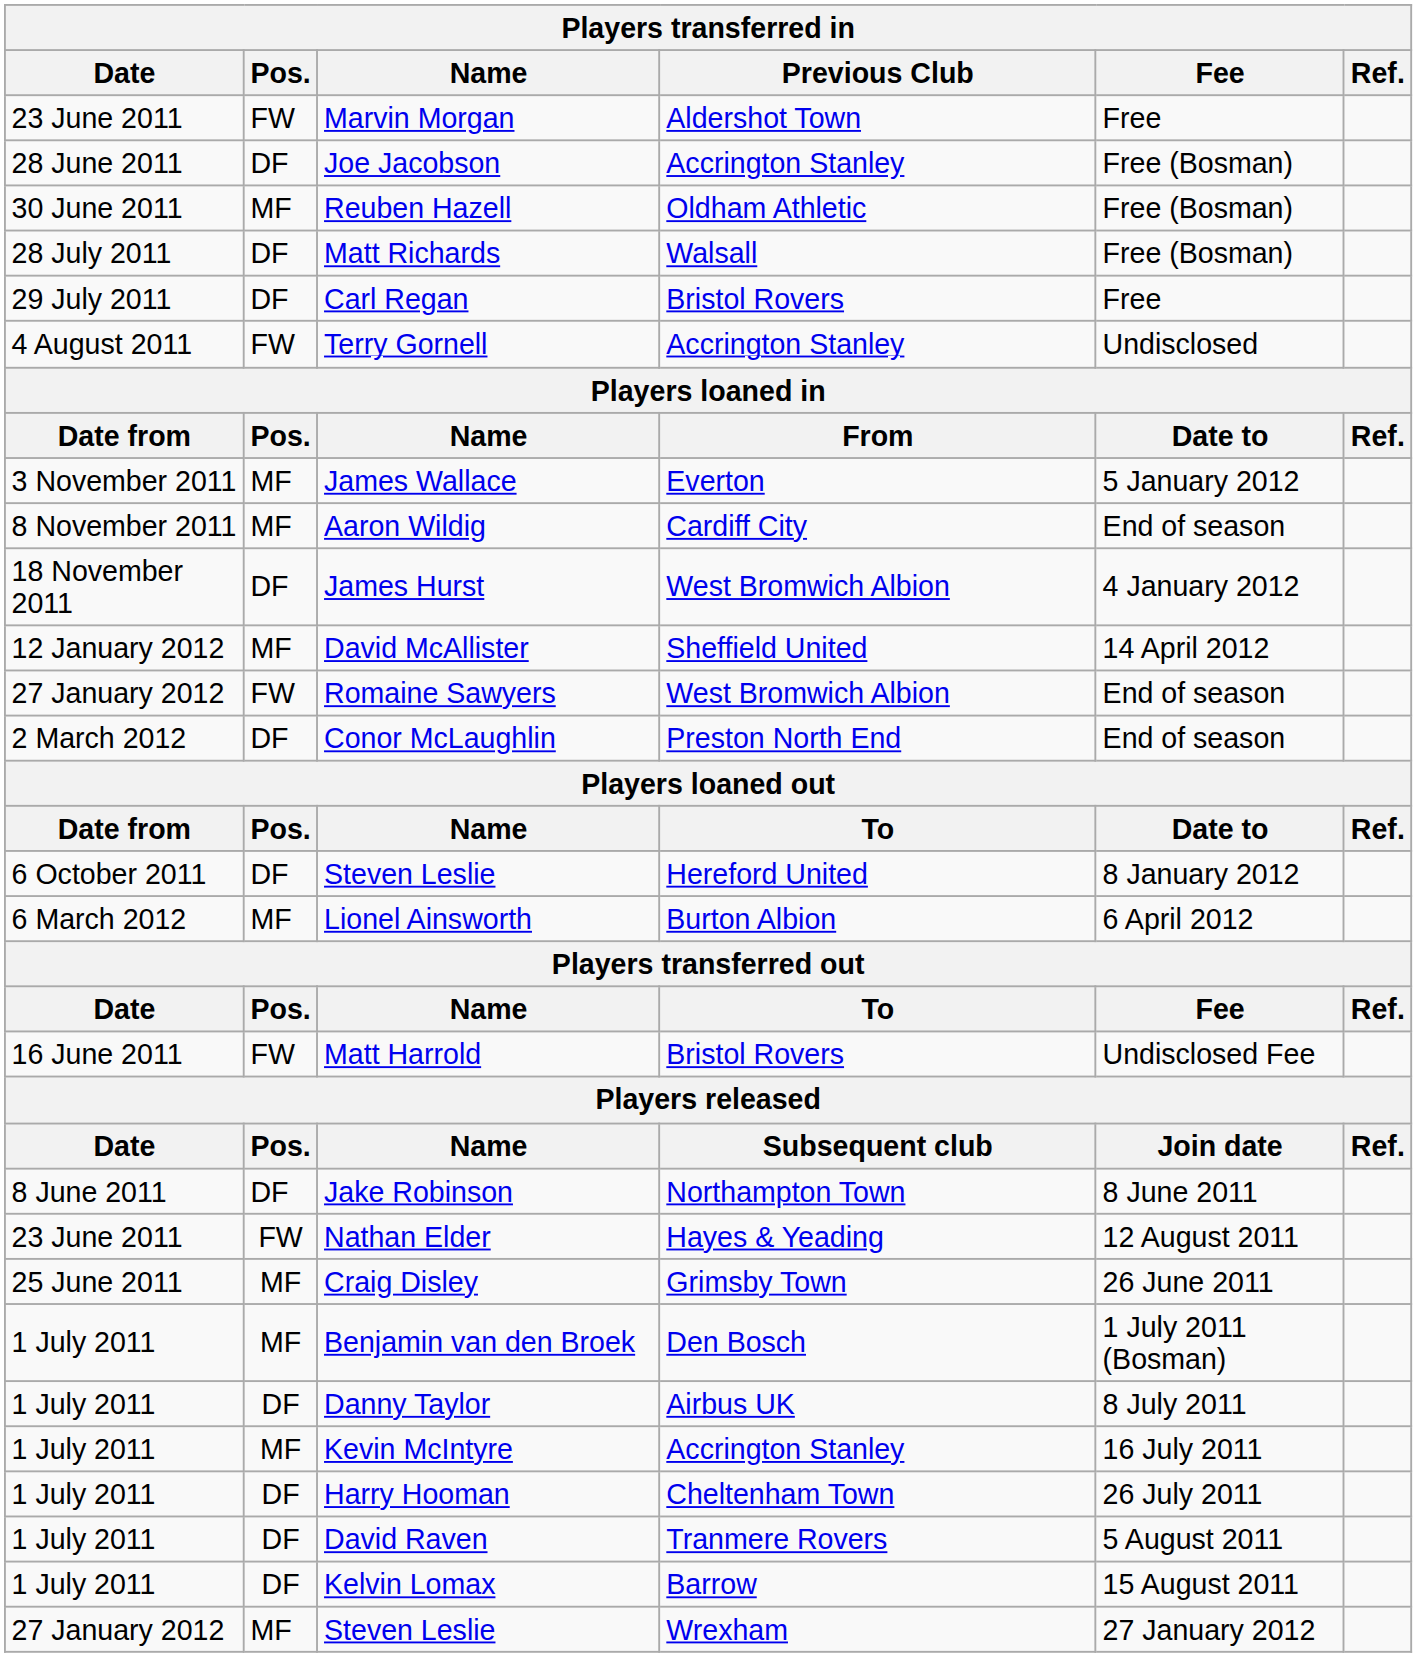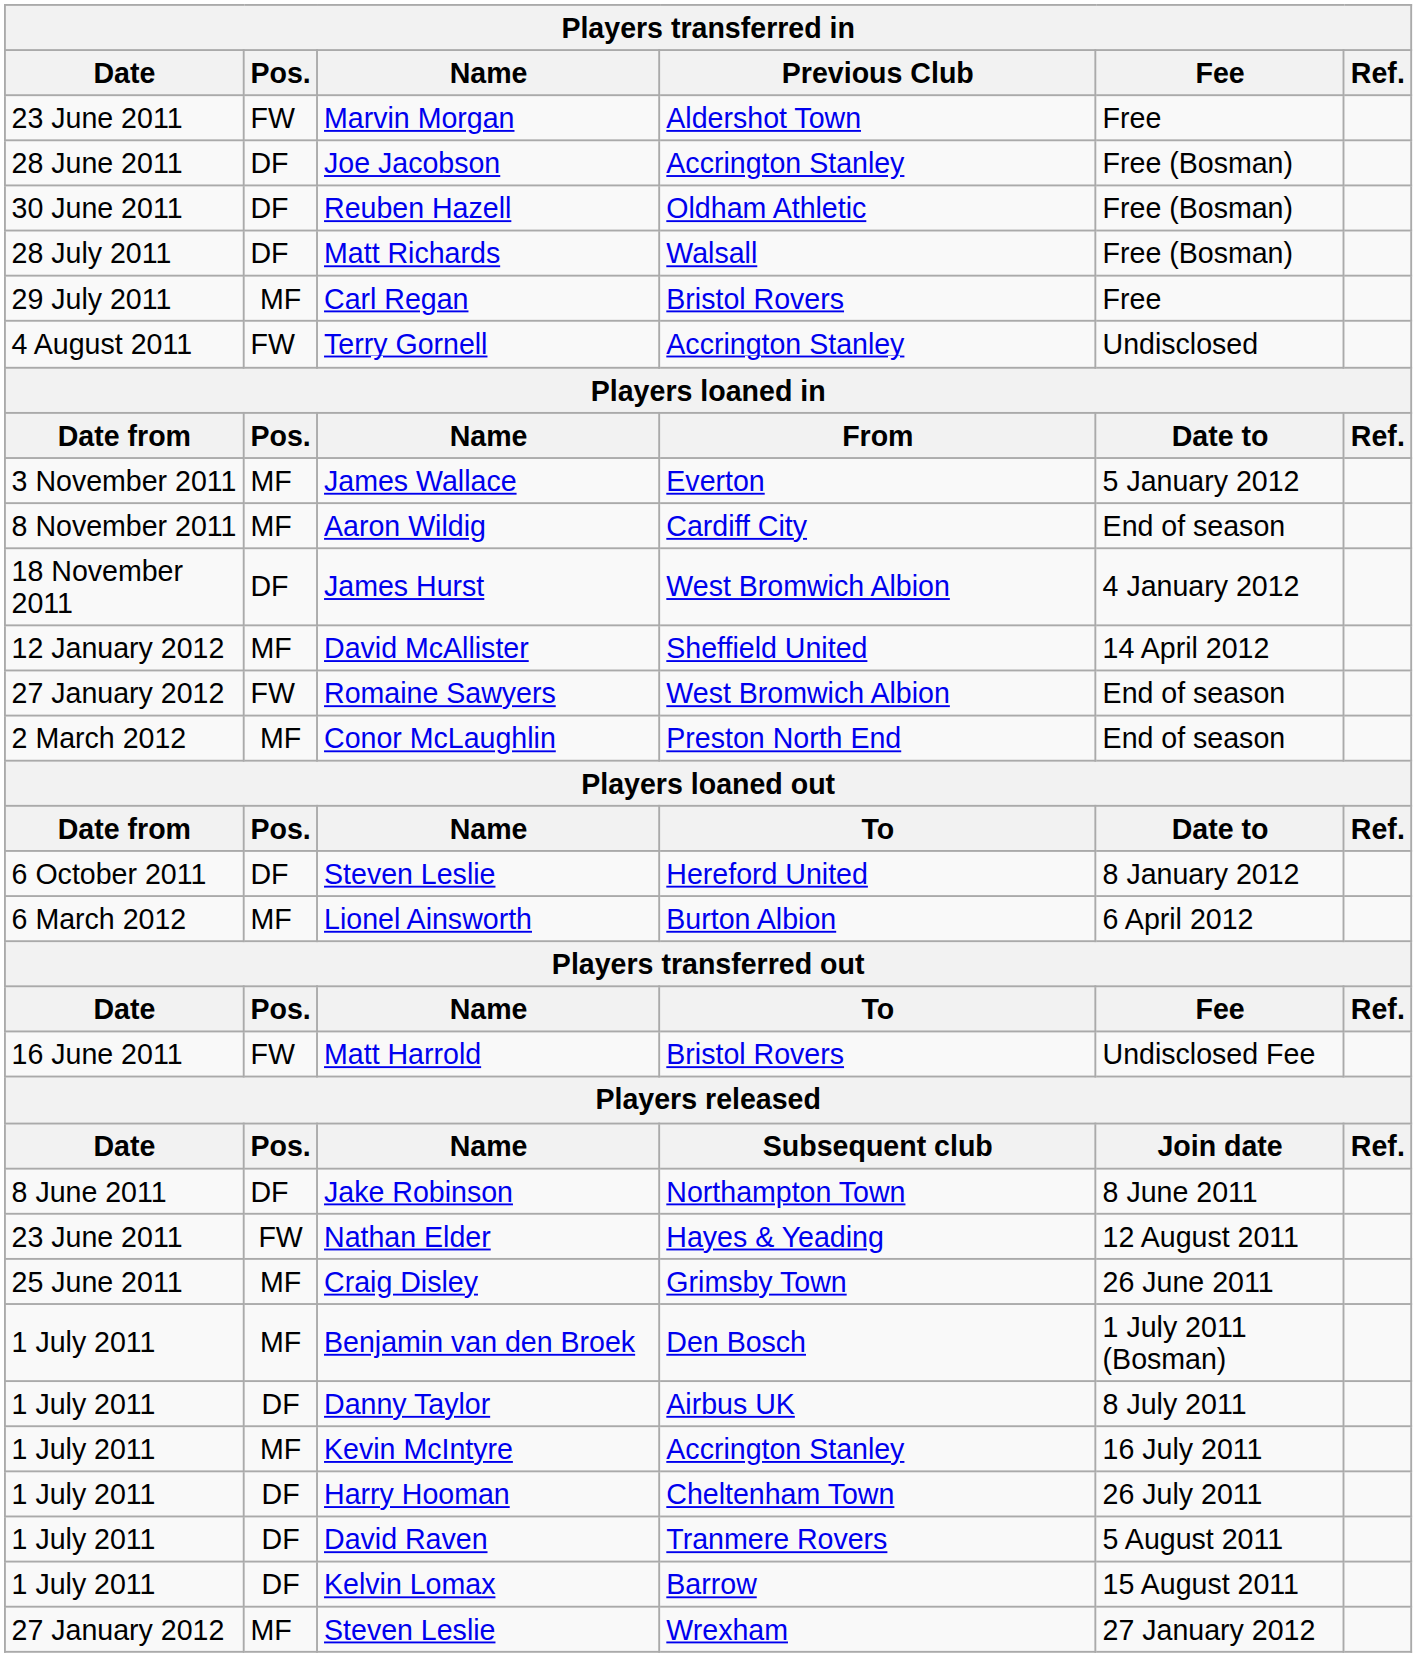(271, 209) MF -> (269, 209) DF
(269, 299) DF -> (281, 299) MF
(269, 738) DF -> (281, 738) MF
